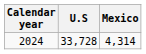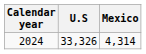(79, 41) 33,728 -> (79, 41) 33,326
